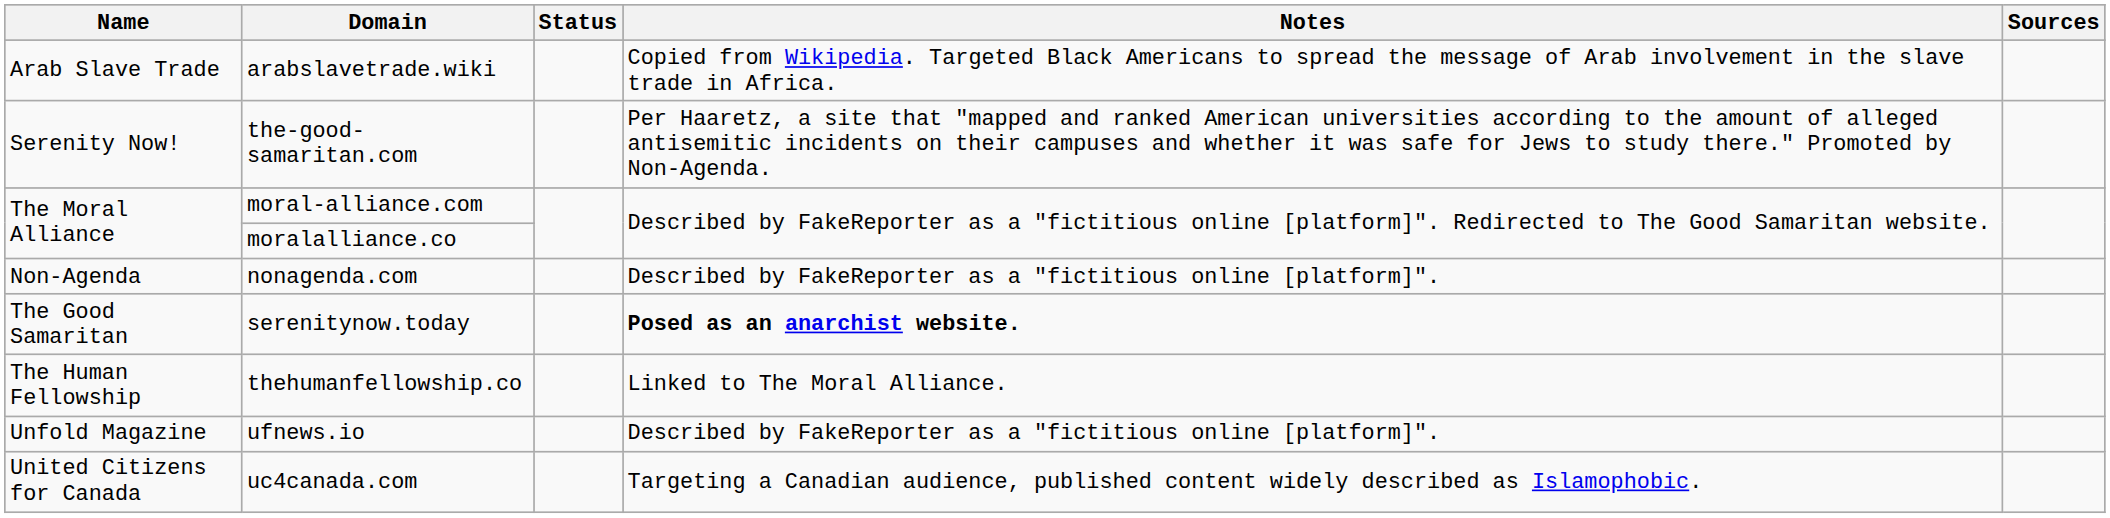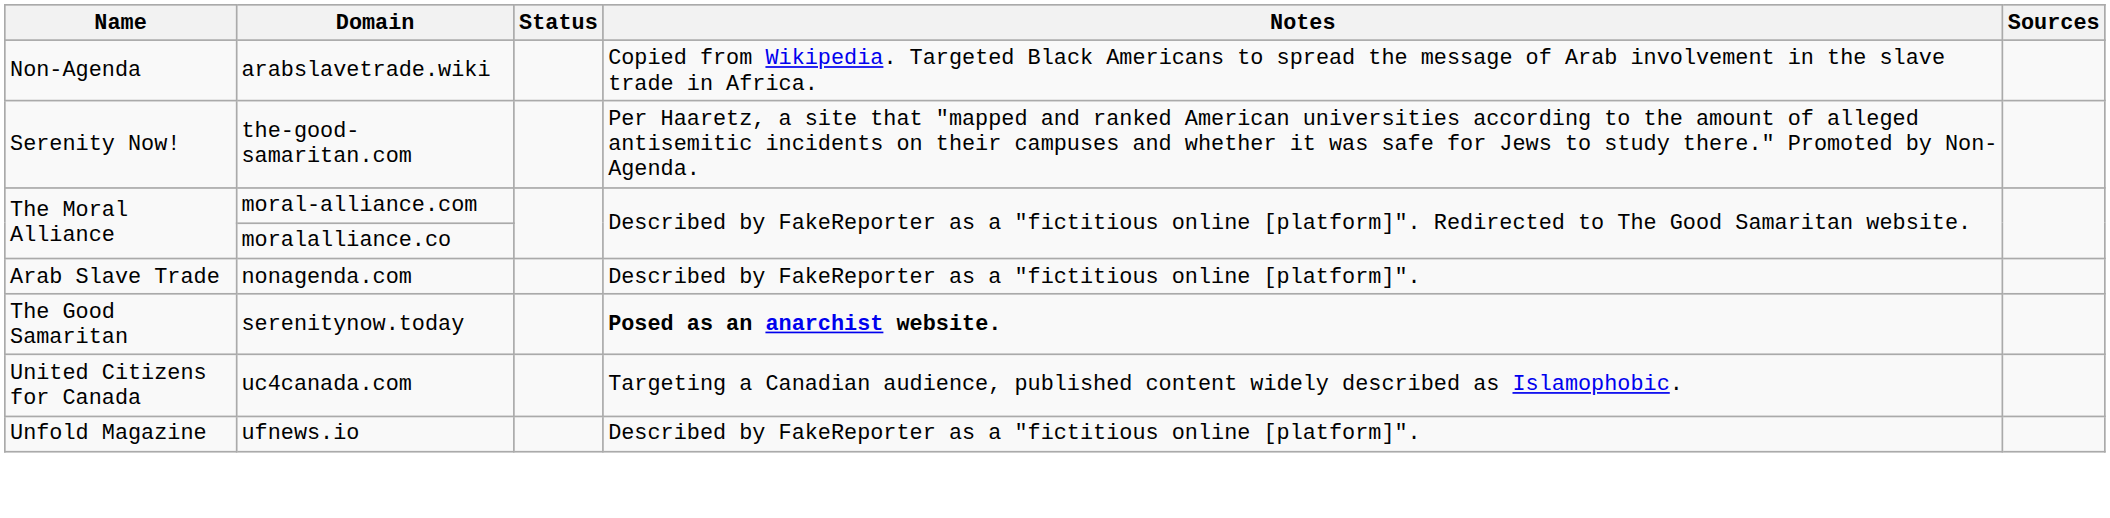(115, 71) Arab Slave Trade -> (76, 71) Non-Agenda
(76, 276) Non-Agenda -> (115, 276) Arab Slave Trade
- row: (385, 385)
rows swapped: (306, 433) <-> (332, 482)
